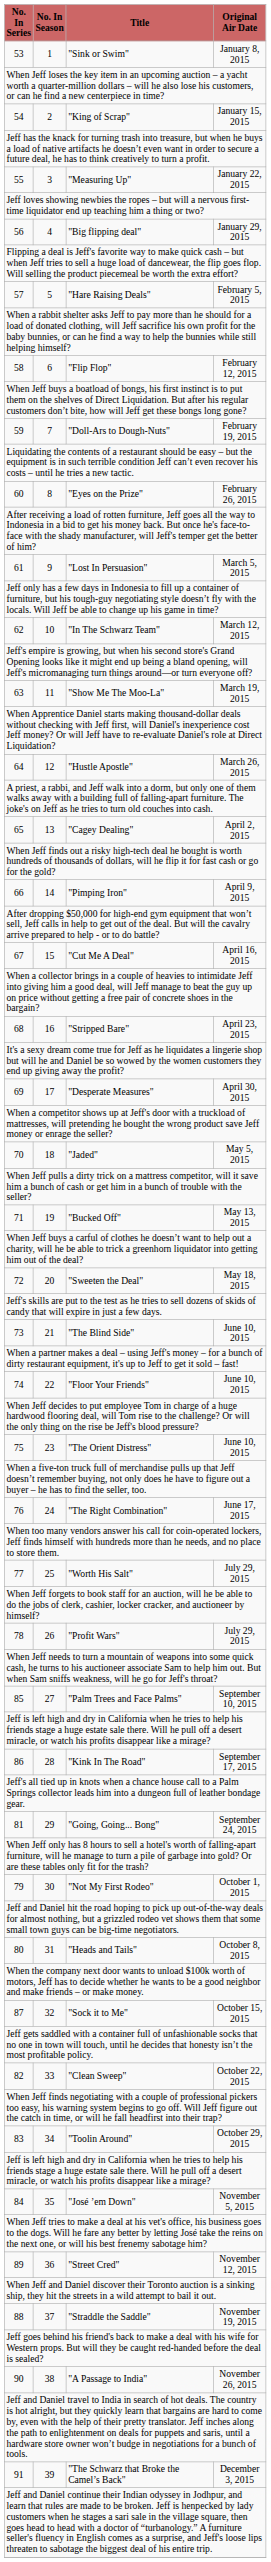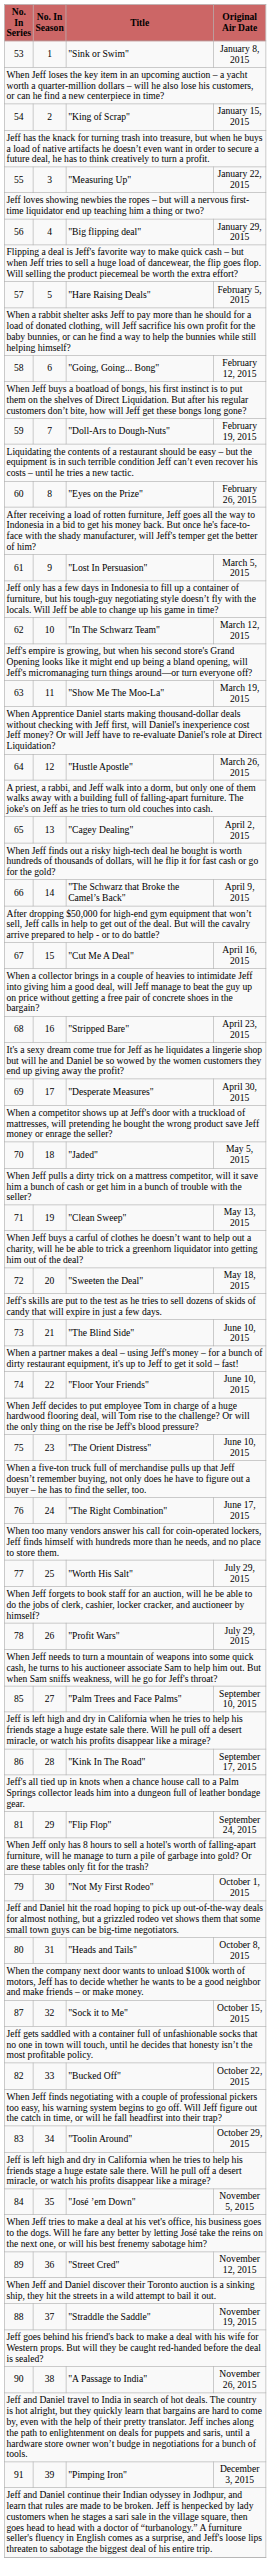(90, 368) "Flip Flop" -> (114, 368) "Going, Going... Bong"
(98, 892) "Pimping Iron" -> (124, 892) "The Schwarz that Broke the Camel’s Back"
(95, 1218) "Bucked Off" -> (97, 1218) "Clean Sweep"
(114, 1824) "Going, Going... Bong" -> (90, 1824) "Flip Flop"
(97, 2076) "Clean Sweep" -> (95, 2076) "Bucked Off"
(124, 2475) "The Schwarz that Broke the Camel’s Back" -> (98, 2475) "Pimping Iron"
